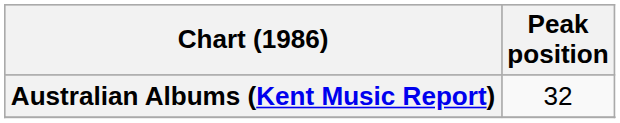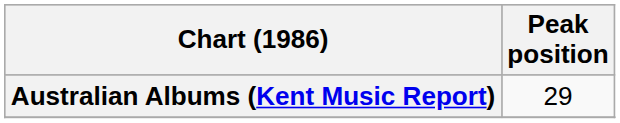(558, 95) 32 -> (558, 95) 29
